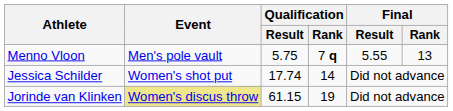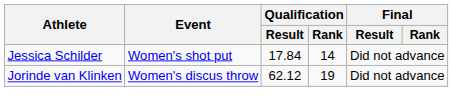- row: (46, 55)
(285, 76) 17.74 -> (285, 55) 17.84
(193, 97) khaki background -> (193, 76) no background
(285, 97) 61.15 -> (285, 76) 62.12
